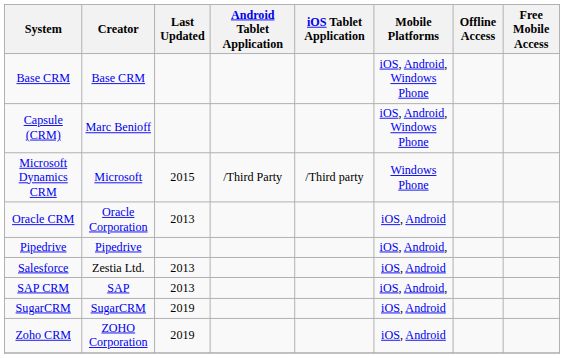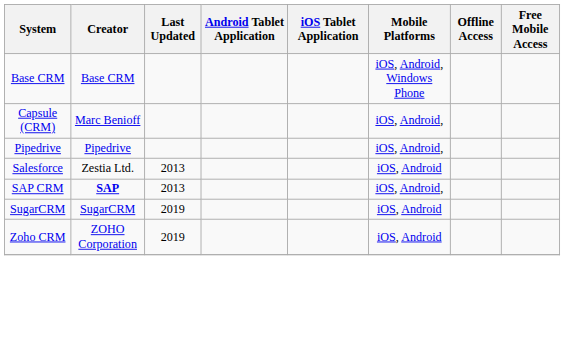(413, 128) iOS, Android, Windows Phone -> (409, 121) iOS, Android,
- row: (43, 177)
- row: (43, 219)
(118, 288) normal -> (108, 189) bold
